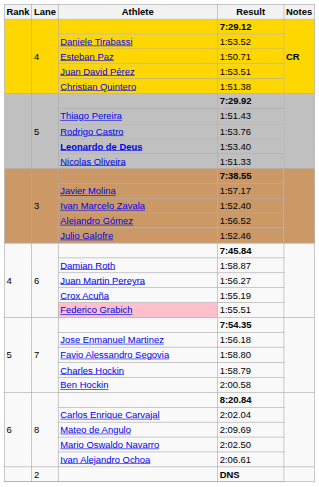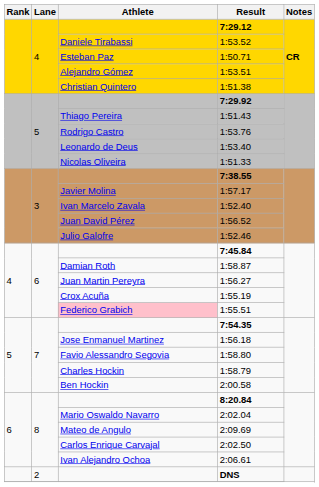(97, 72) Juan David Pérez -> (97, 72) Alejandro Gómez
(101, 146) bold -> (99, 146) normal
(97, 221) Alejandro Gómez -> (97, 221) Juan David Pérez
(110, 415) Carlos Enrique Carvajal -> (110, 415) Mario Oswaldo Navarro
(110, 445) Mario Oswaldo Navarro -> (110, 445) Carlos Enrique Carvajal
